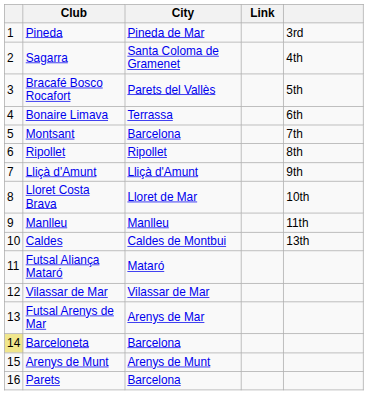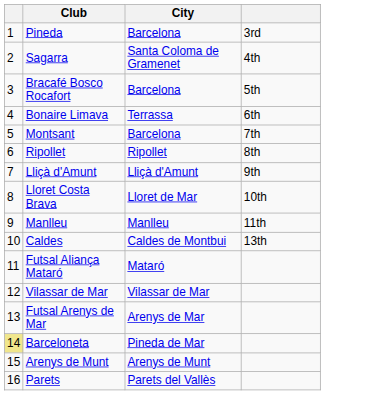- column: (262, 13)
(166, 32) Pineda de Mar -> (154, 32) Barcelona
(171, 90) Parets del Vallès -> (154, 90) Barcelona
(154, 343) Barcelona -> (166, 343) Pineda de Mar
(154, 380) Barcelona -> (171, 380) Parets del Vallès
